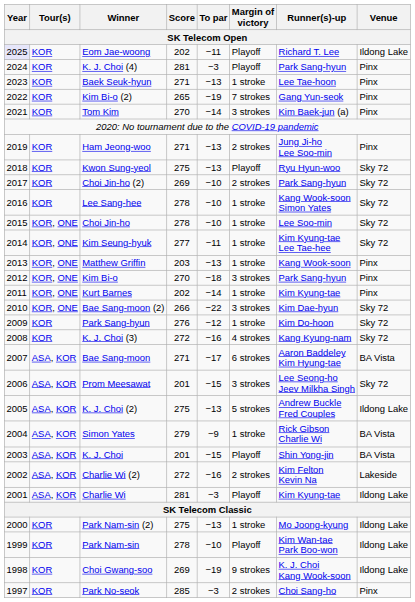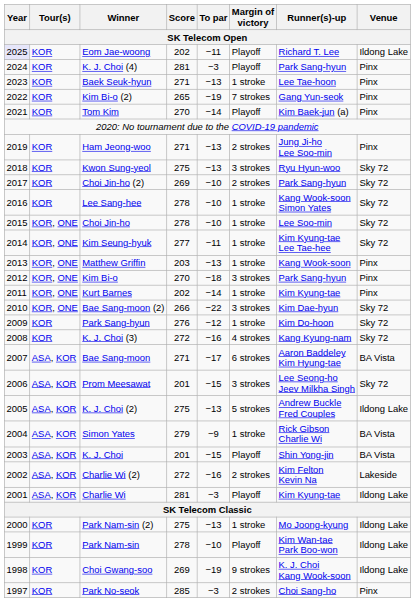(251, 112) 3 strokes -> (246, 112) Playoff
(246, 167) Playoff -> (251, 167) 3 strokes
